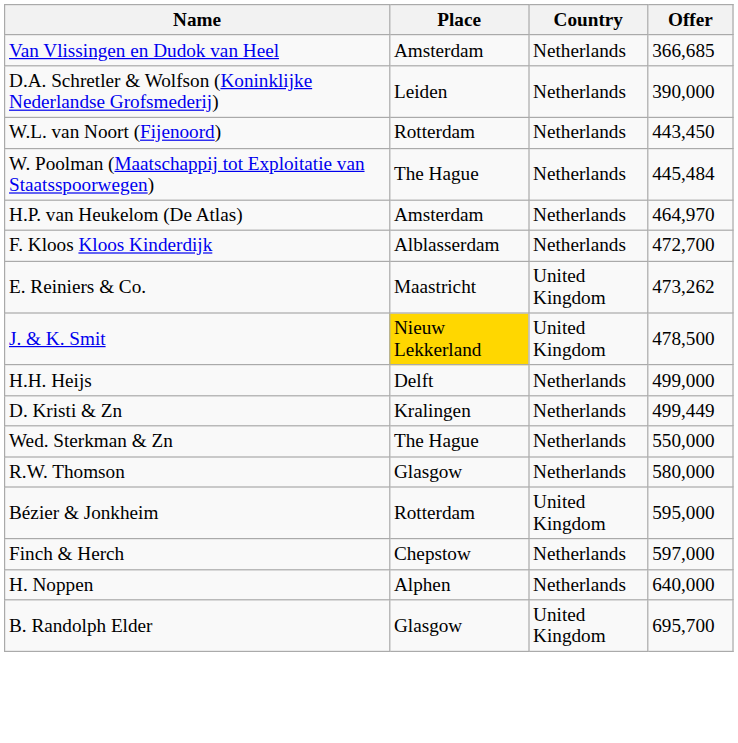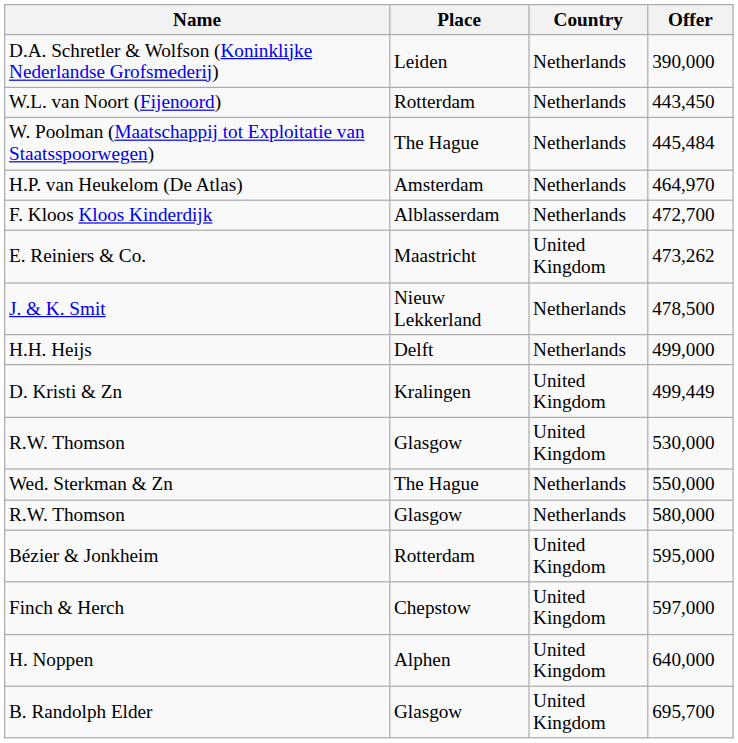- row: (144, 50)
(438, 338) gold background -> (438, 308) no background
(569, 338) United Kingdom -> (579, 308) Netherlands
(579, 410) Netherlands -> (569, 390) United Kingdom
+ row: (67, 443)
(579, 554) Netherlands -> (569, 608) United Kingdom
(579, 584) Netherlands -> (569, 660) United Kingdom
